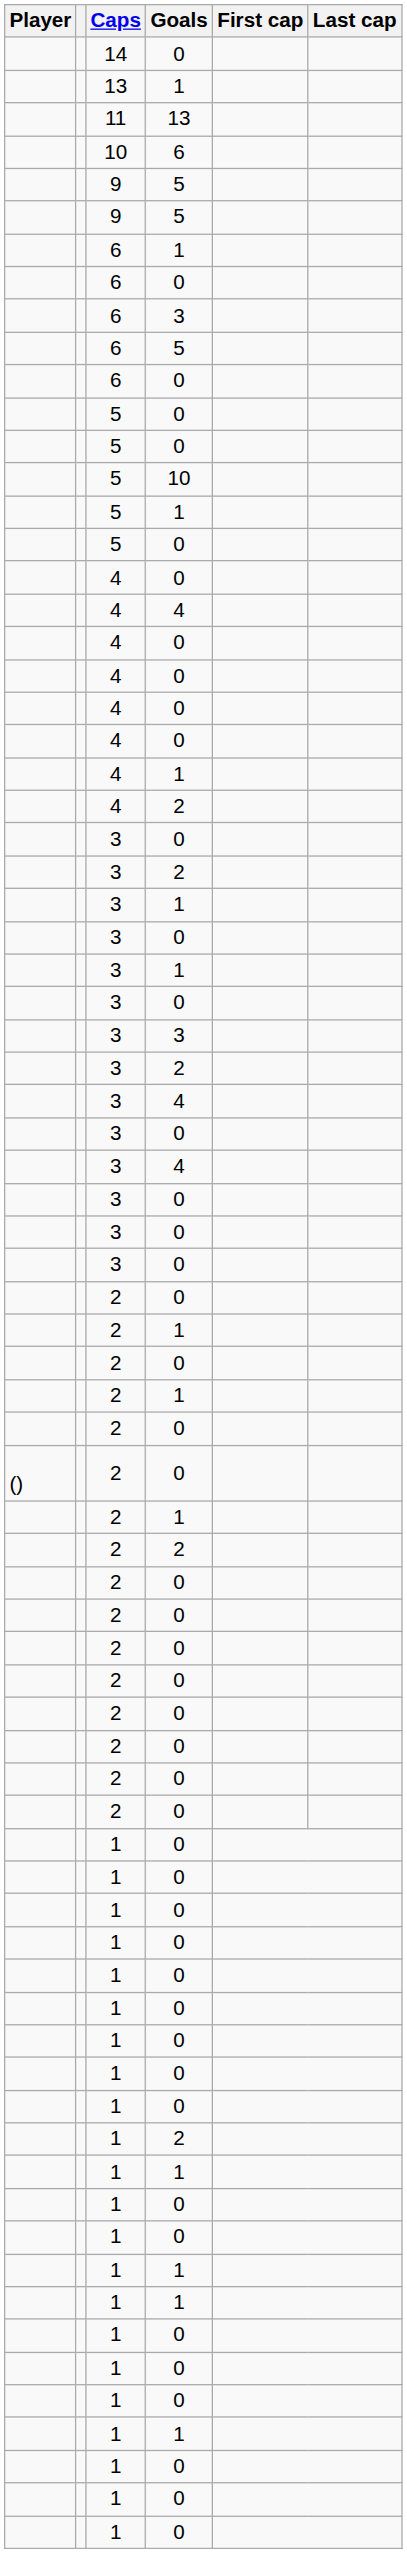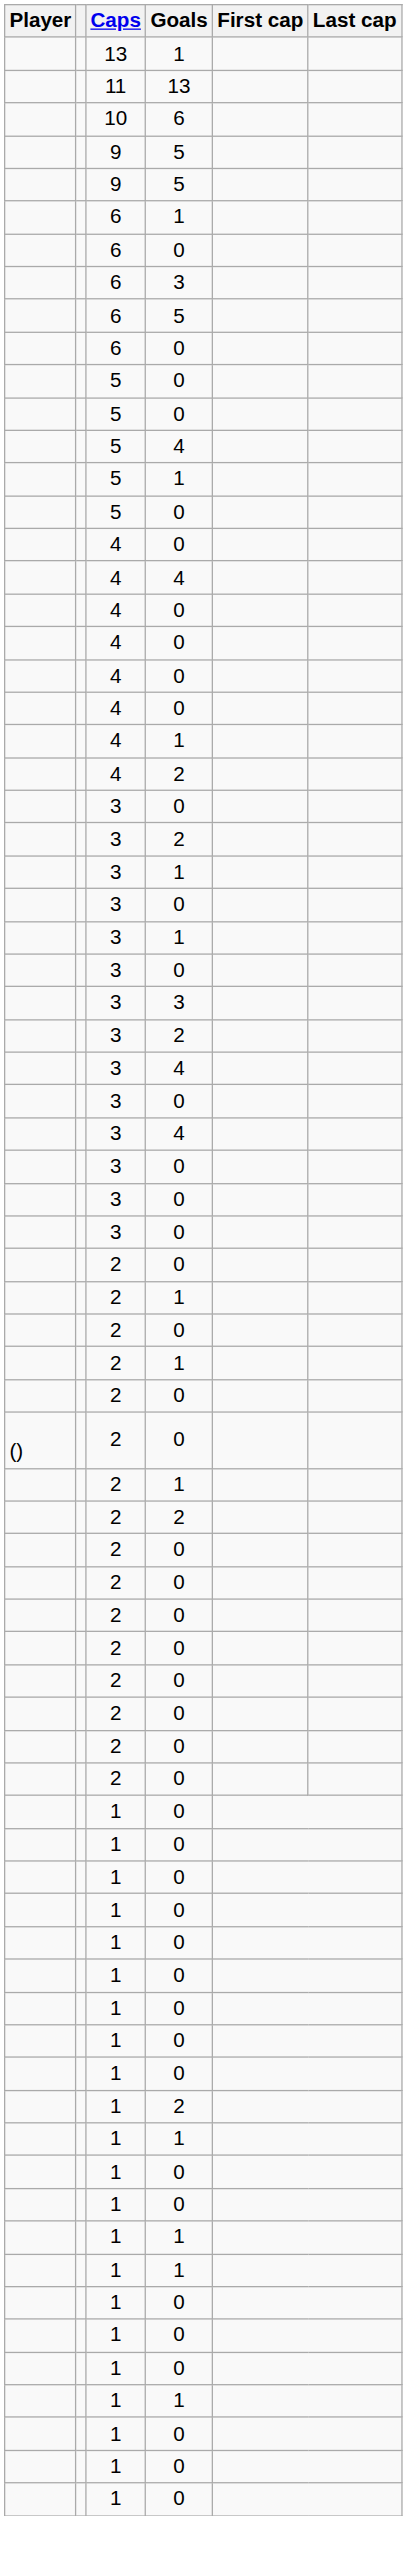- row: (116, 53)
+ row: (116, 446)
- row: (116, 479)
